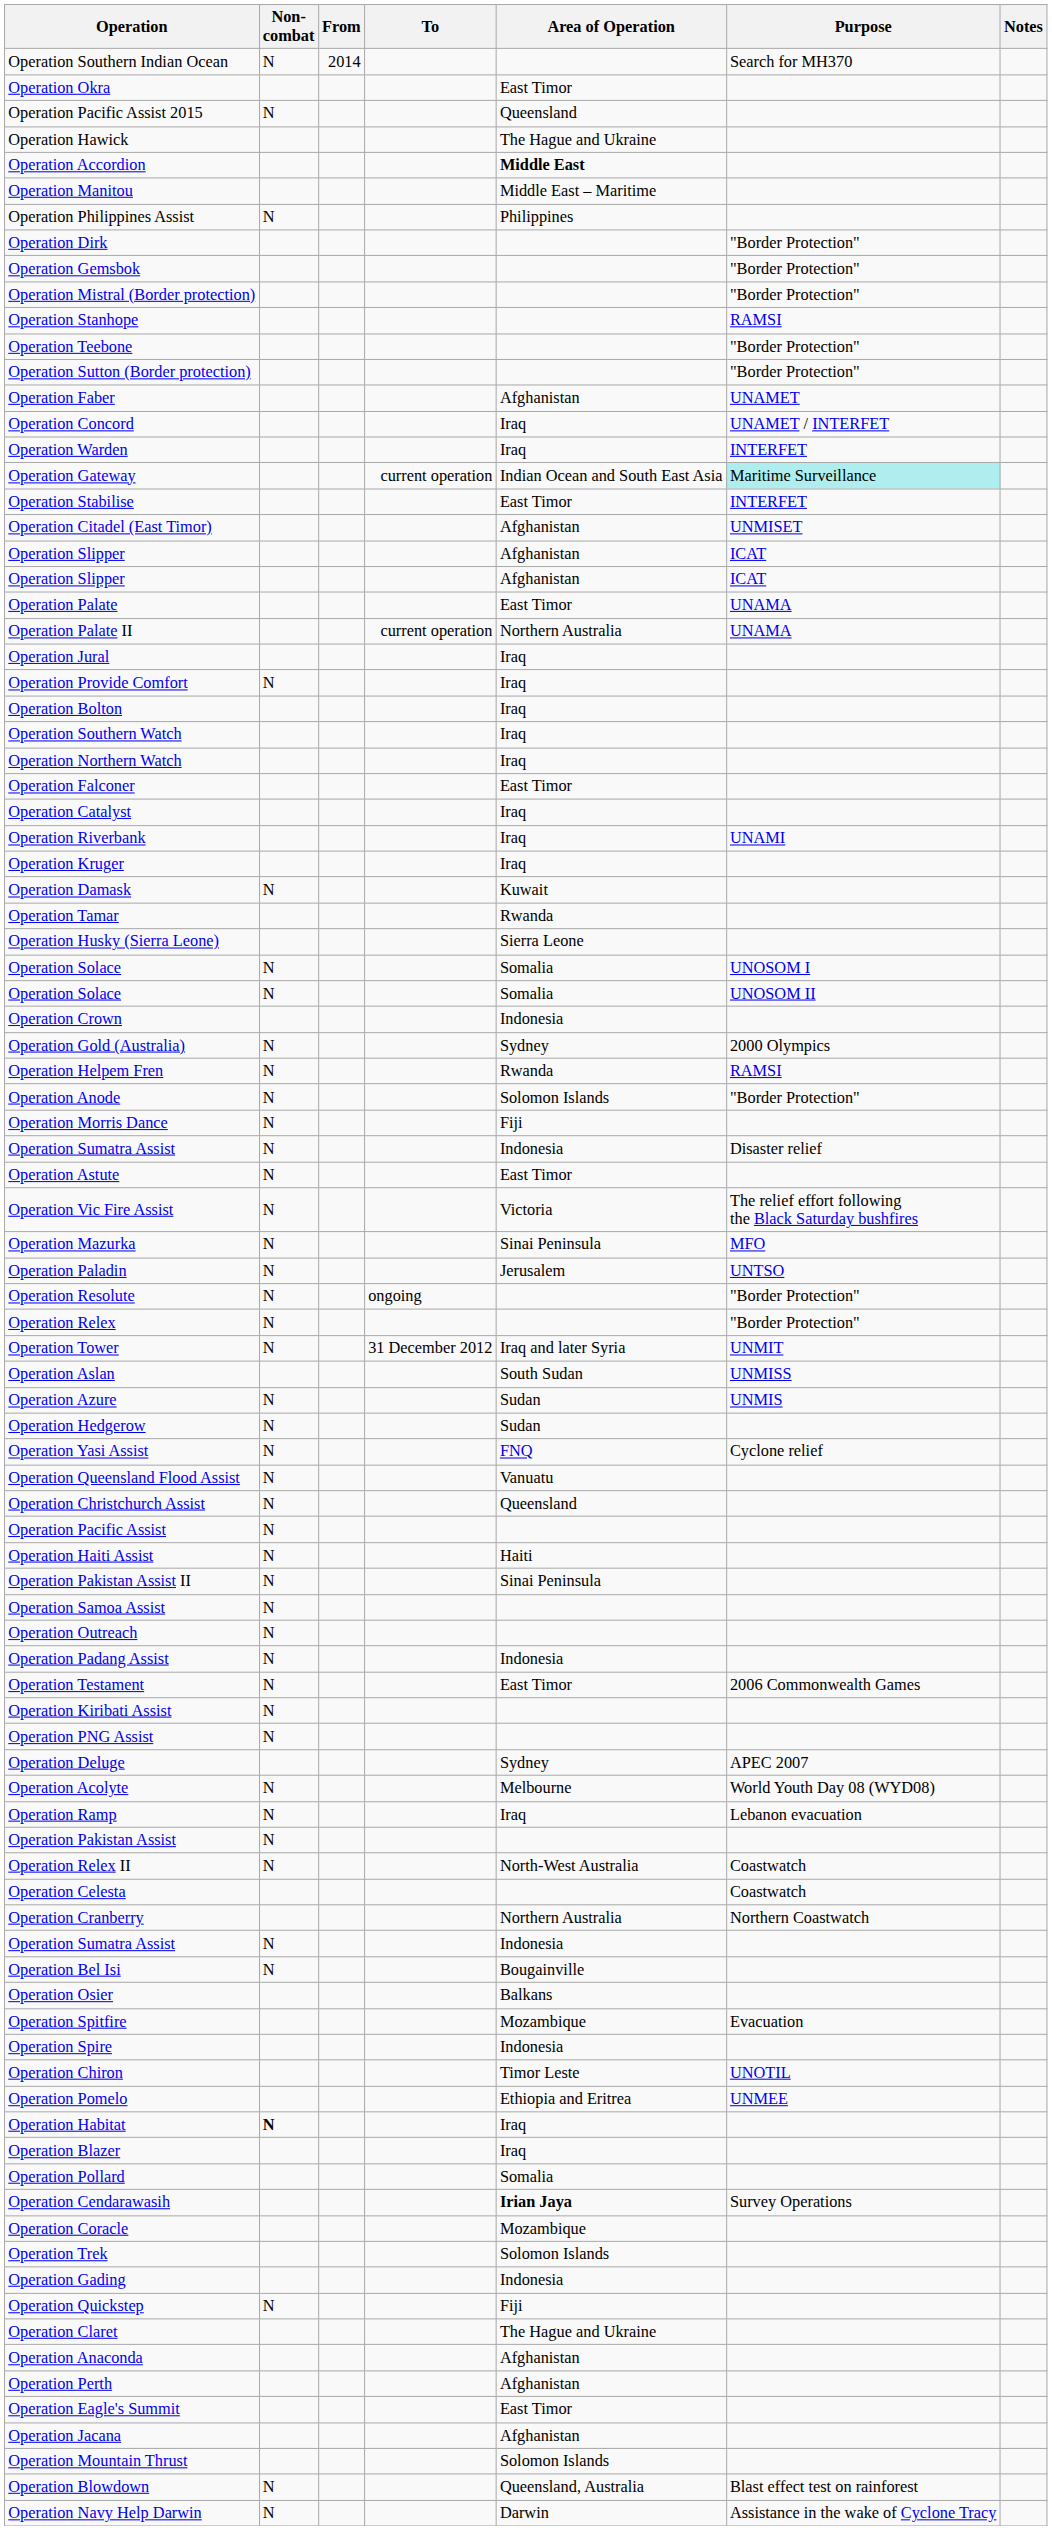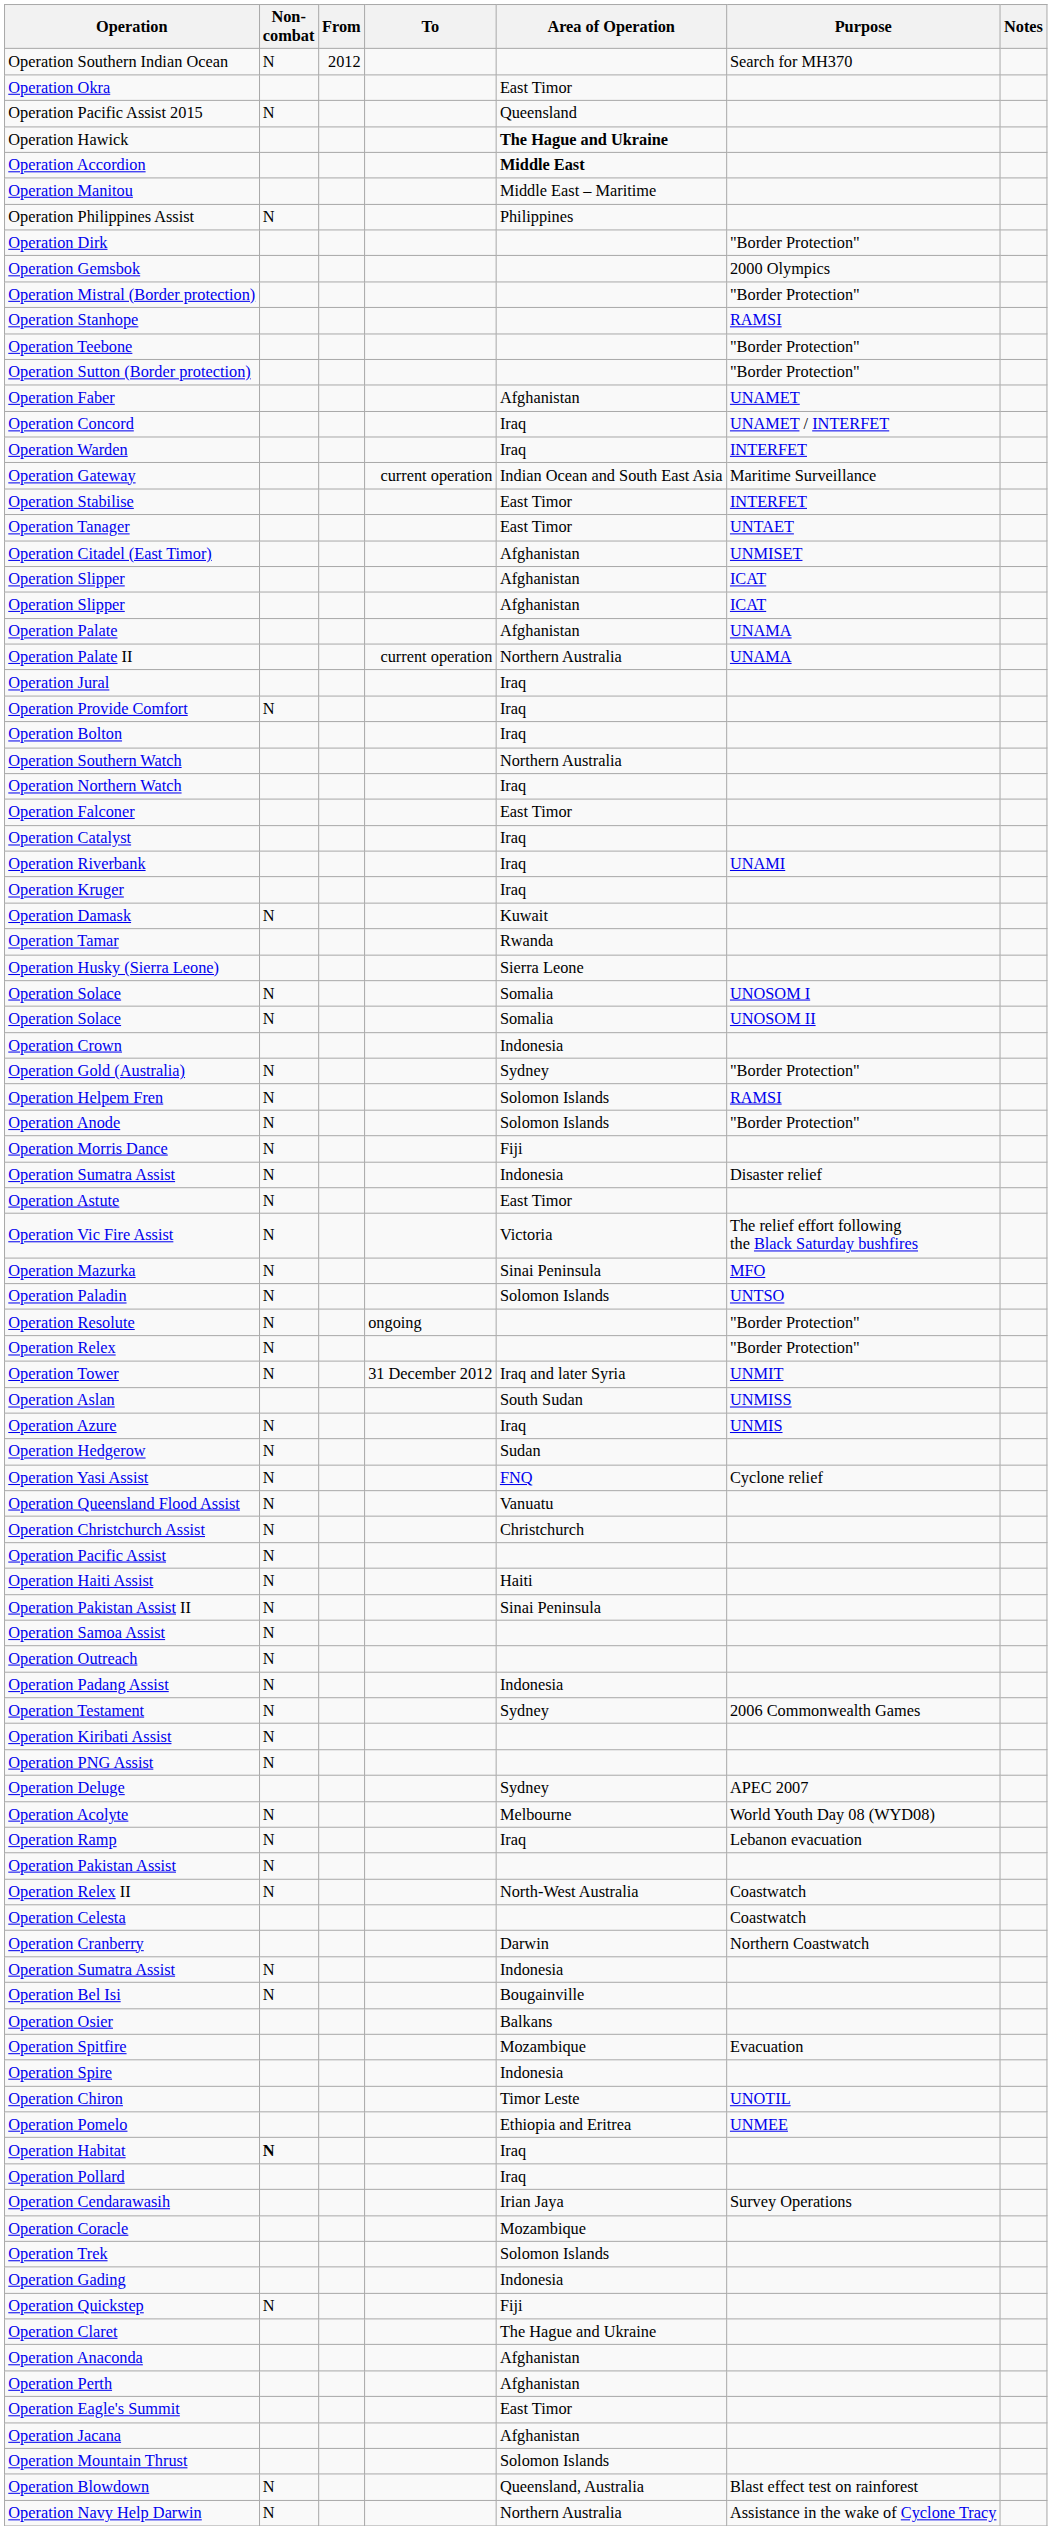(344, 61) 2014 -> (344, 61) 2012
(578, 139) normal -> (584, 139) bold
(795, 268) "Border Protection" -> (780, 268) 2000 Olympics
(803, 475) paleturquoise background -> (803, 475) no background
+ row: (69, 527)
(536, 605) East Timor -> (540, 631) Afghanistan
(513, 734) Iraq -> (561, 760) Northern Australia
(780, 1045) 2000 Olympics -> (795, 1071) "Border Protection"
(527, 1071) Rwanda -> (555, 1096) Solomon Islands
(533, 1270) Jerusalem -> (555, 1296) Solomon Islands
(520, 1400) Sudan -> (513, 1425) Iraq
(538, 1503) Queensland -> (542, 1529) Christchurch
(536, 1684) East Timor -> (524, 1710) Sydney
(561, 1917) Northern Australia -> (524, 1943) Darwin
- row: (64, 2150)
(527, 2176) Somalia -> (513, 2176) Iraq
(536, 2202) bold -> (532, 2202) normal
(524, 2512) Darwin -> (561, 2512) Northern Australia
